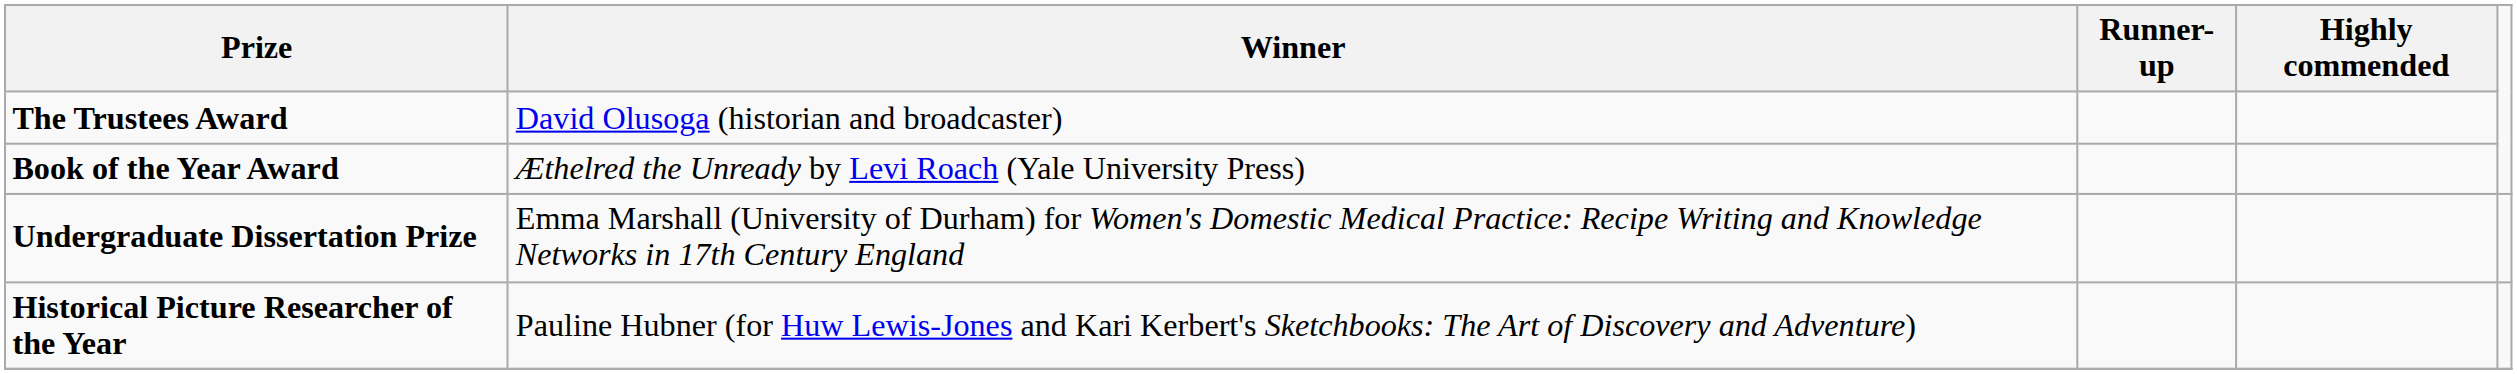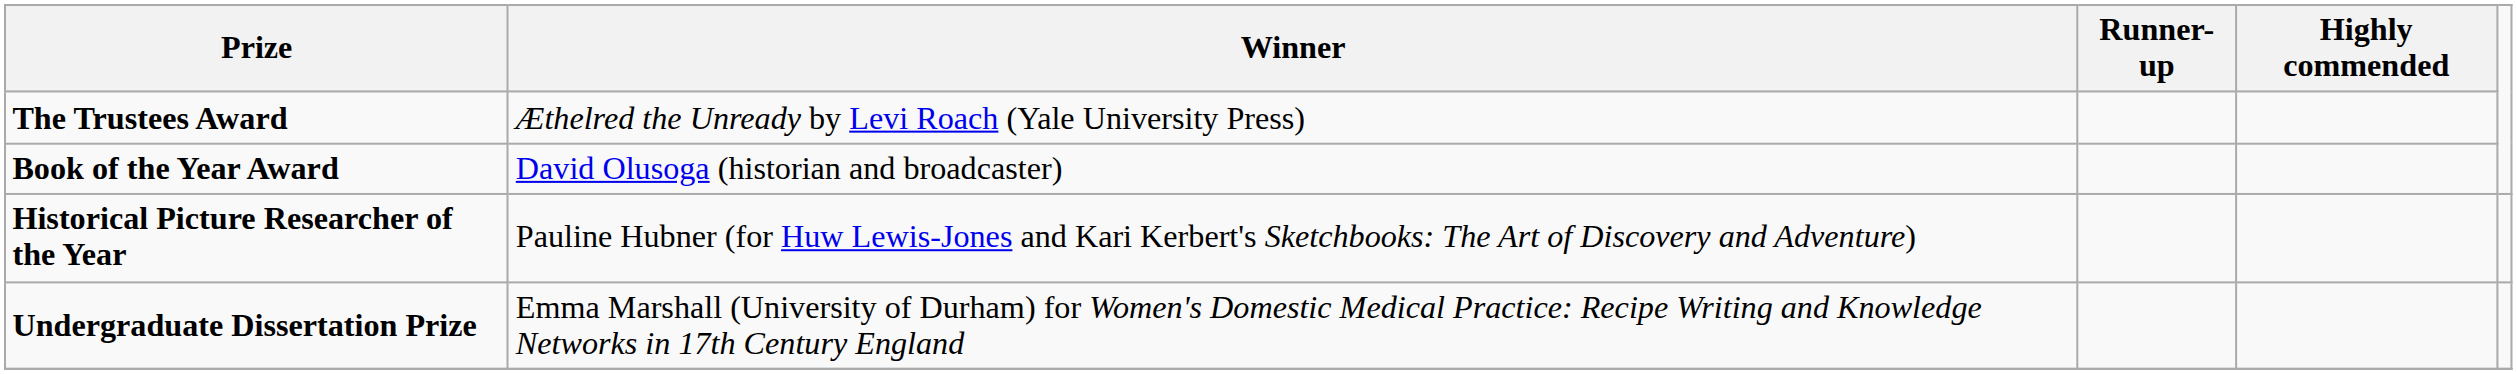(789, 117) David Olusoga (historian and broadcaster) -> (910, 117) Æthelred the Unready by Levi Roach (Yale University Press)
(910, 168) Æthelred the Unready by Levi Roach (Yale University Press) -> (789, 168) David Olusoga (historian and broadcaster)
rows swapped: (233, 324) <-> (245, 237)
